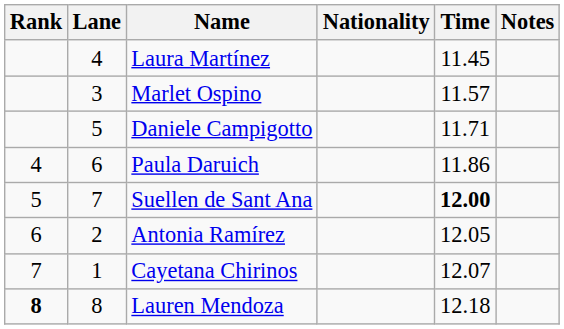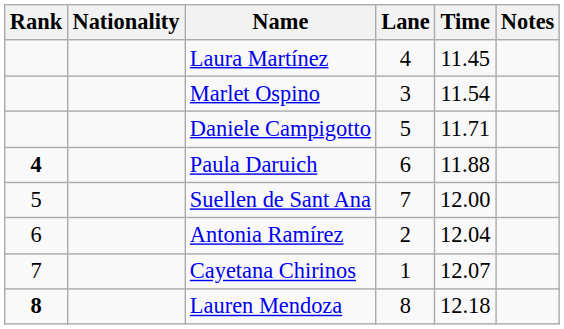columns swapped: (97, 22) <-> (376, 22)
(465, 93) 11.57 -> (465, 93) 11.54
(36, 164) normal -> (36, 164) bold
(465, 164) 11.86 -> (465, 164) 11.88
(465, 199) bold -> (465, 199) normal
(465, 235) 12.05 -> (465, 235) 12.04
